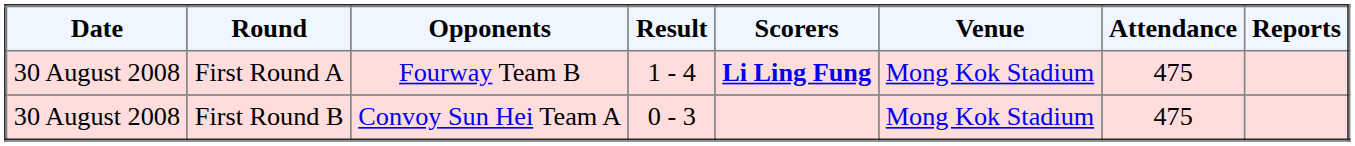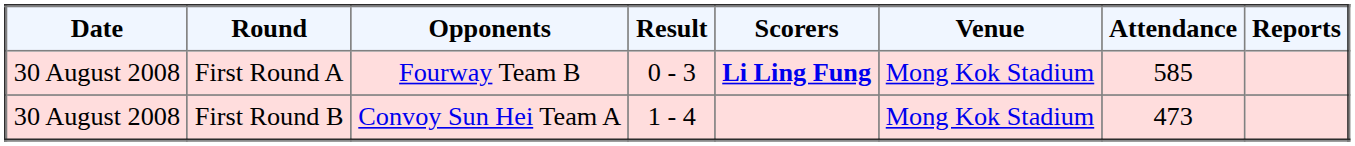(672, 72) 1 - 4 -> (672, 72) 0 - 3
(1173, 72) 475 -> (1173, 72) 585
(672, 116) 0 - 3 -> (672, 116) 1 - 4
(1173, 116) 475 -> (1173, 116) 473
